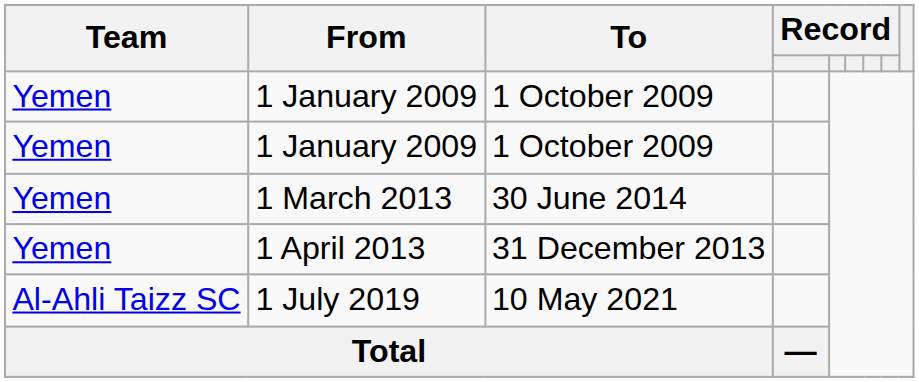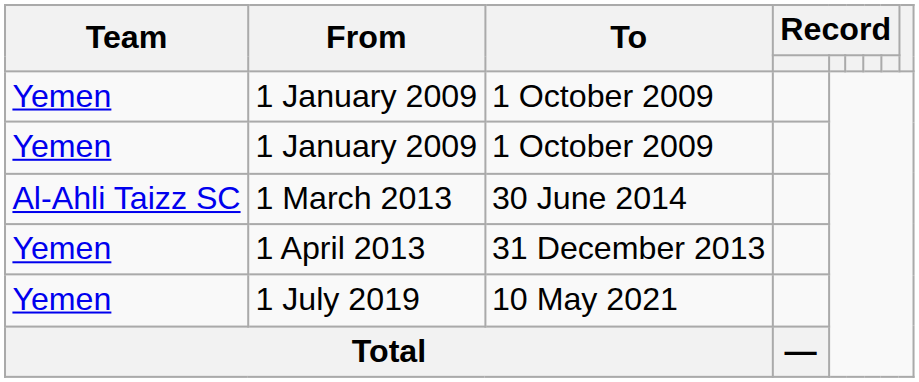(62, 197) Yemen -> (127, 197) Al-Ahli Taizz SC
(127, 299) Al-Ahli Taizz SC -> (62, 299) Yemen
